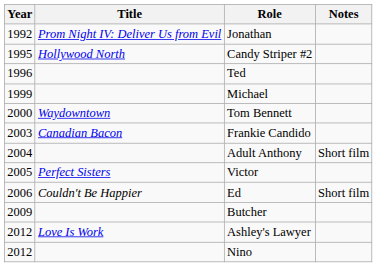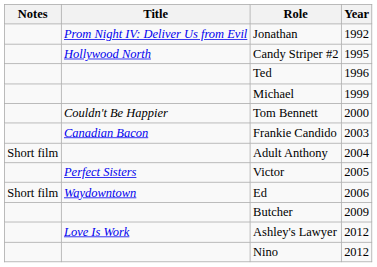columns swapped: (20, 14) <-> (344, 14)
(74, 113) Waydowntown -> (116, 113) Couldn't Be Happier
(90, 192) Couldn't Be Happier -> (100, 192) Waydowntown
